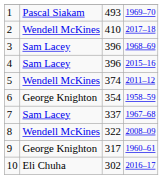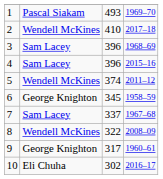(113, 98) 354 -> (113, 98) 345
